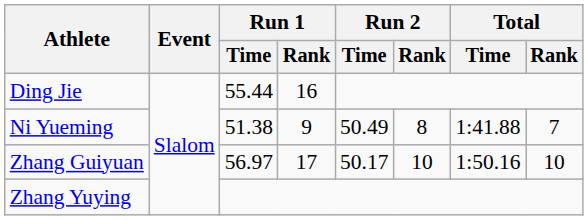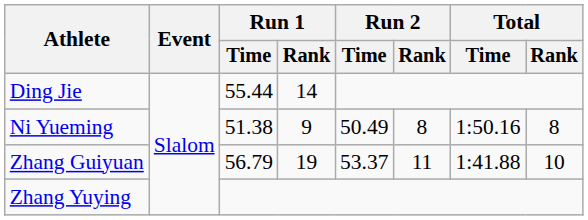(307, 91) 16 -> (307, 91) 14
(488, 126) 1:41.88 -> (488, 126) 1:50.16
(554, 126) 7 -> (554, 126) 8
(249, 162) 56.97 -> (249, 162) 56.79
(307, 162) 17 -> (307, 162) 19
(364, 162) 50.17 -> (364, 162) 53.37
(422, 162) 10 -> (422, 162) 11
(488, 162) 1:50.16 -> (488, 162) 1:41.88
